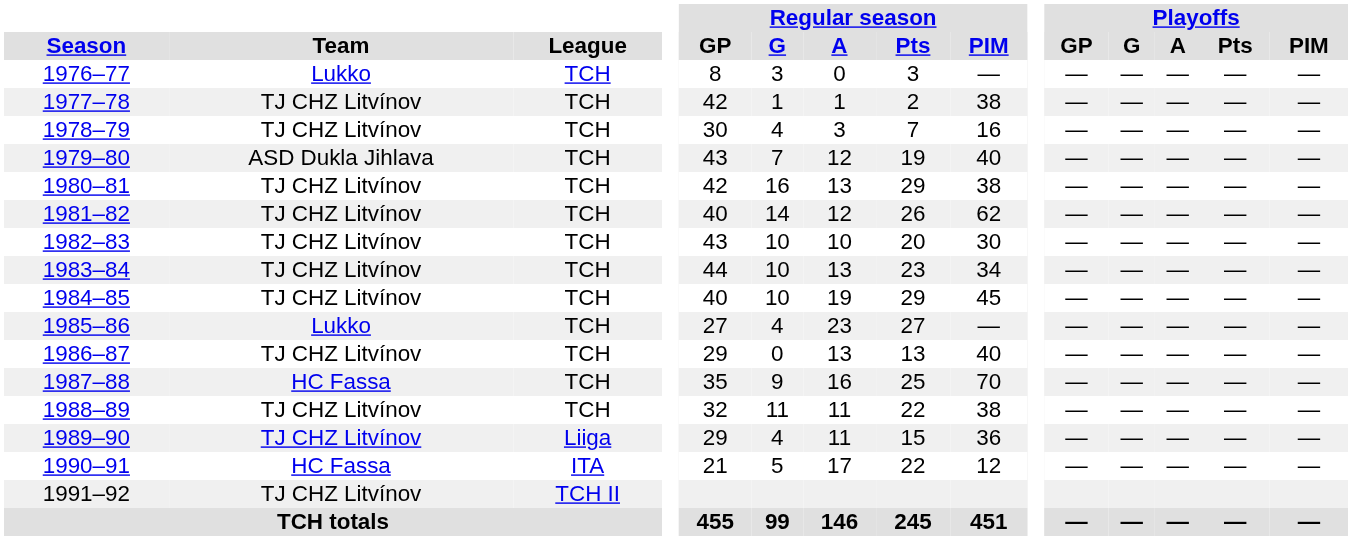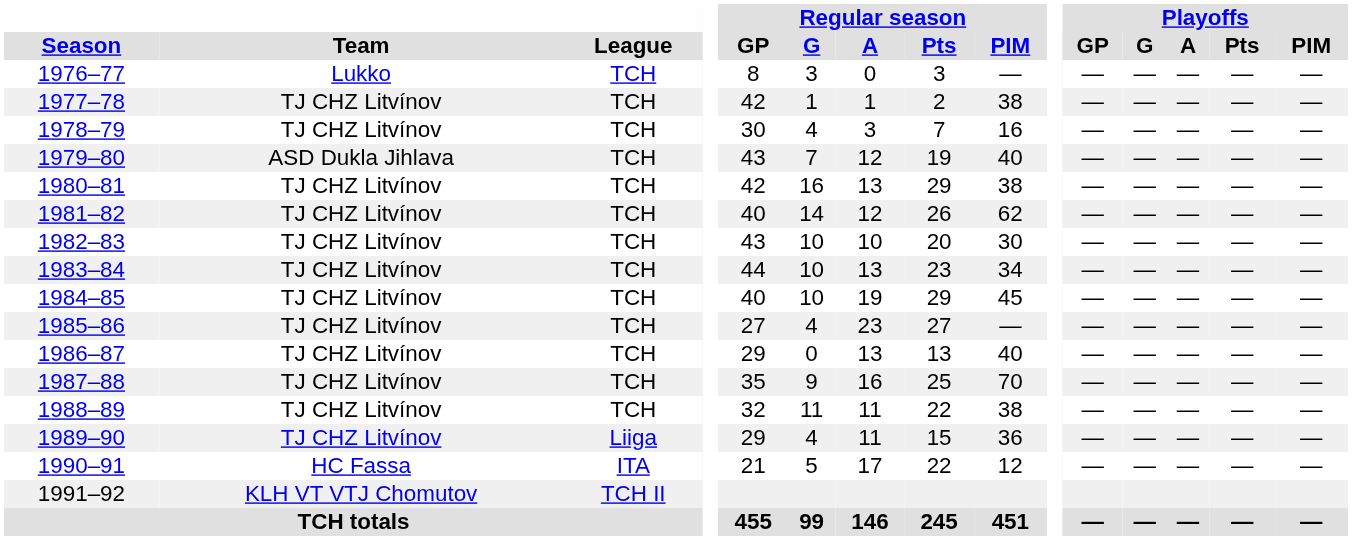(341, 325) Lukko -> (361, 325) TJ CHZ Litvínov
(341, 381) HC Fassa -> (361, 381) TJ CHZ Litvínov
(341, 493) TJ CHZ Litvínov -> (361, 493) KLH VT VTJ Chomutov
